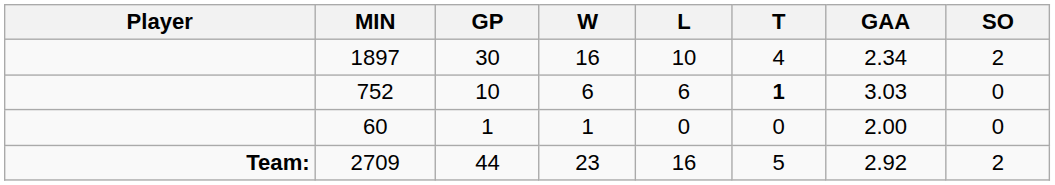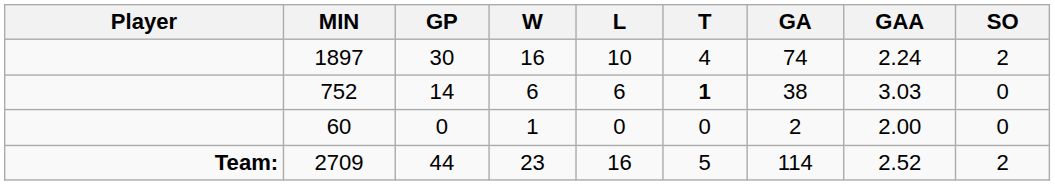+ column: (795, 22)
(886, 57) 2.34 -> (900, 57) 2.24
(488, 92) 10 -> (442, 92) 14
(488, 127) 1 -> (442, 127) 0
(886, 162) 2.92 -> (900, 162) 2.52
